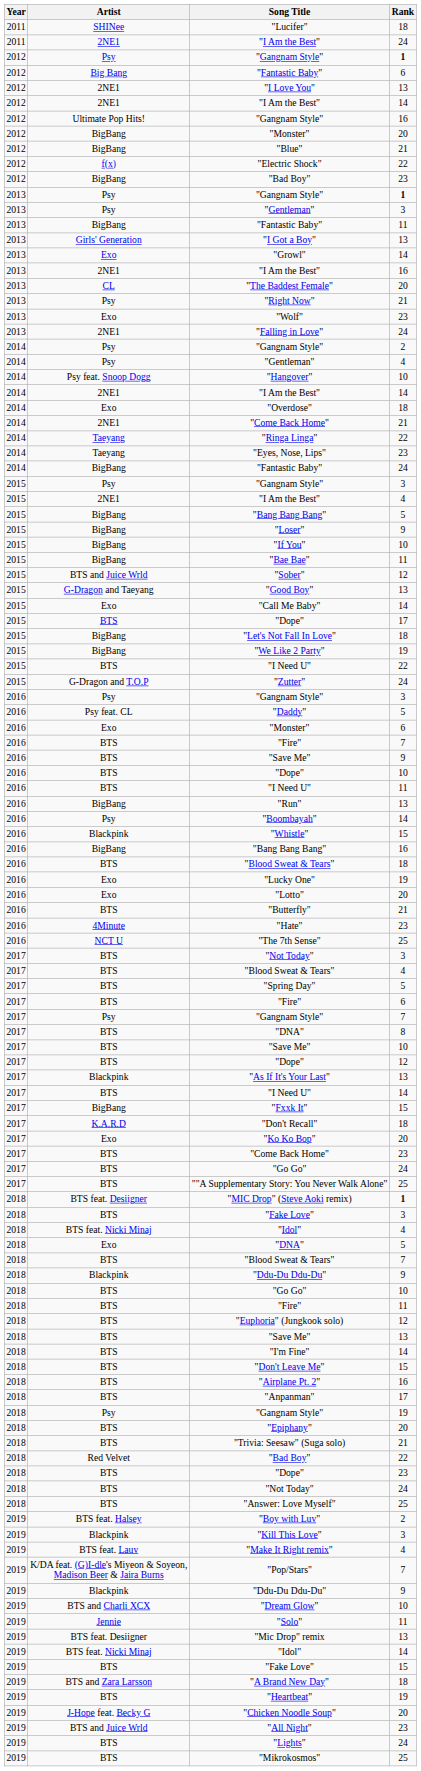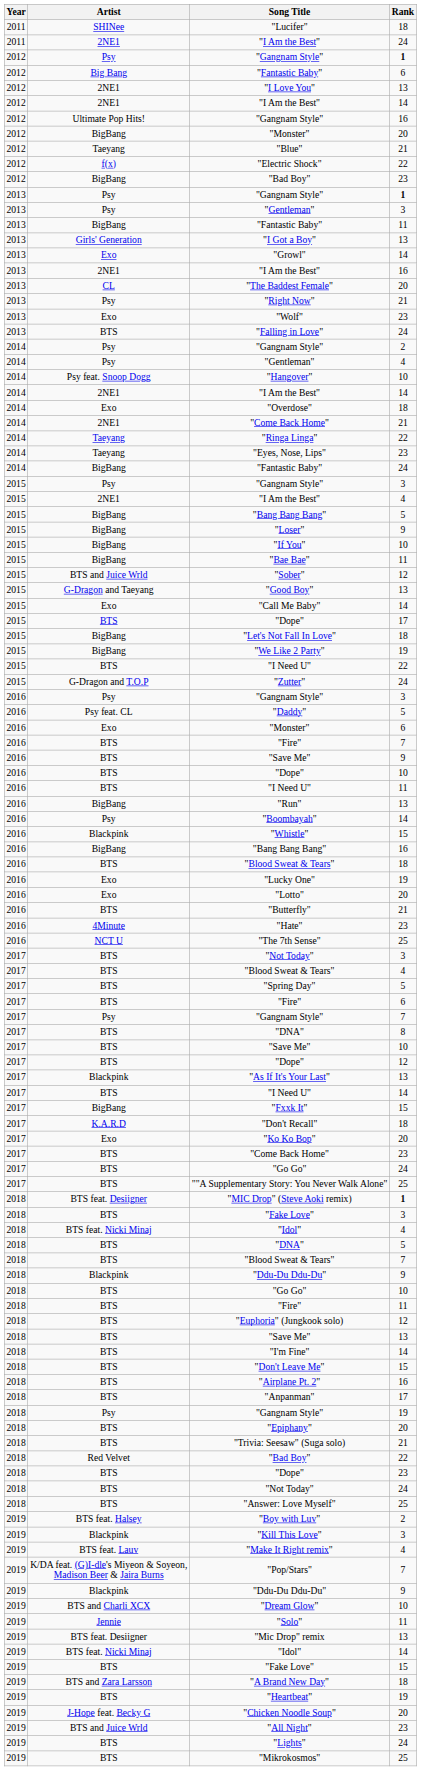(109, 149) BigBang -> (109, 149) Taeyang
(109, 331) 2NE1 -> (109, 331) BTS
(109, 1245) Exo -> (109, 1245) BTS
